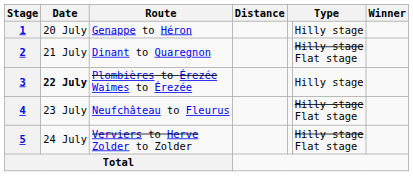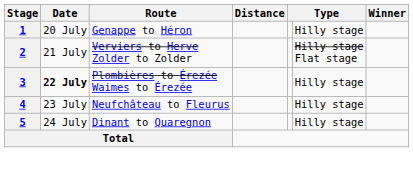(151, 53) Dinant to Quaregnon -> (145, 53) Verviers to Herve Zolder to Zolder
(329, 111) Hilly stage Flat stage -> (329, 105) Hilly stage
(145, 140) Verviers to Herve Zolder to Zolder -> (151, 122) Dinant to Quaregnon
(329, 140) Hilly stage Flat stage -> (329, 122) Hilly stage
